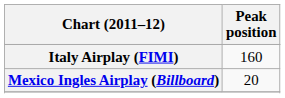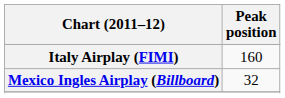(251, 80) 20 -> (251, 80) 32
